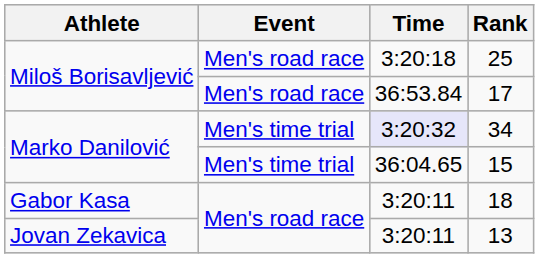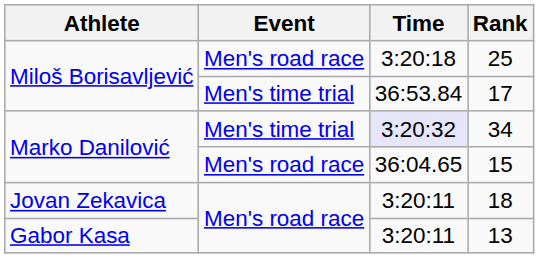(284, 94) Men's road race -> (279, 94) Men's time trial
(279, 165) Men's time trial -> (284, 165) Men's road race
(70, 200) Gabor Kasa -> (88, 200) Jovan Zekavica
(88, 236) Jovan Zekavica -> (70, 236) Gabor Kasa
